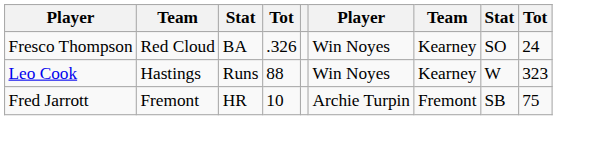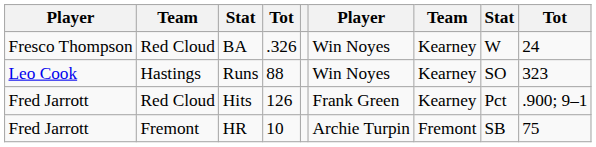(496, 45) SO -> (493, 45) W
(493, 73) W -> (496, 73) SO
+ row: (237, 100)
